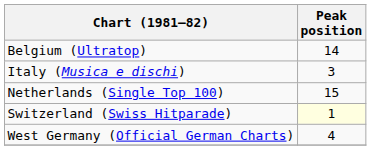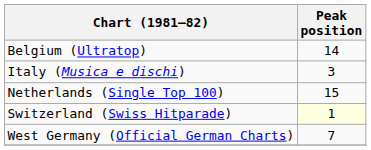(331, 135) 4 -> (331, 135) 7
